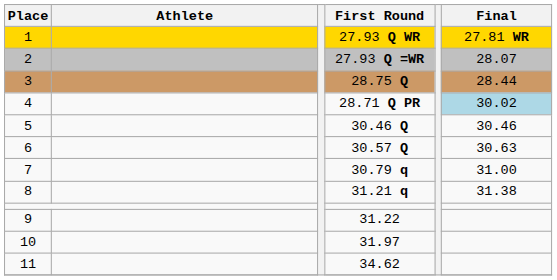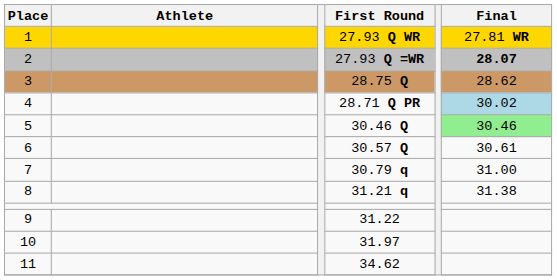(496, 60) normal -> (496, 60) bold
(496, 82) 28.44 -> (496, 82) 28.62
(496, 126) no background -> (496, 126) lightgreen background
(496, 148) 30.63 -> (496, 148) 30.61
